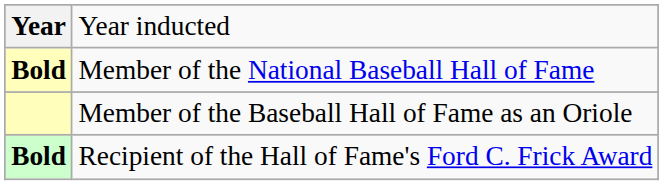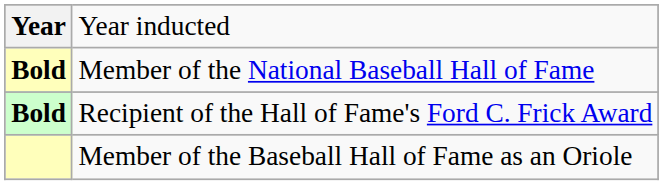rows swapped: (355, 112) <-> (365, 156)
